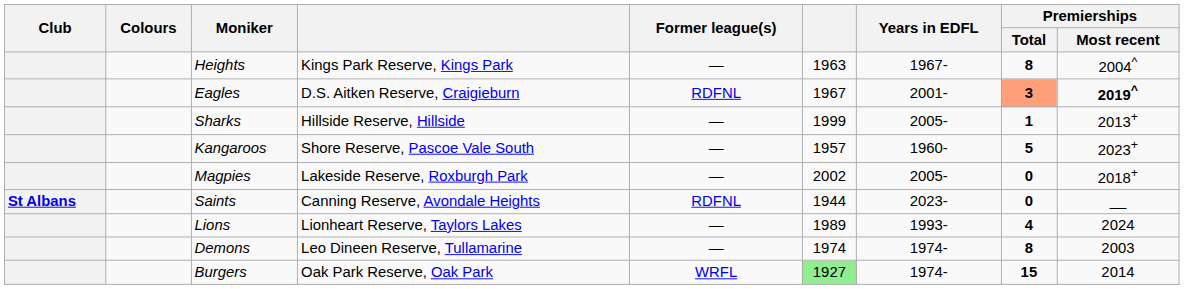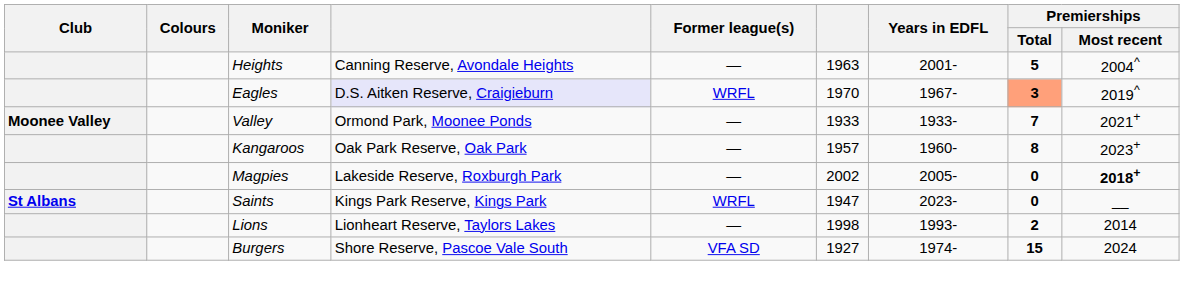(407, 65) Kings Park Reserve, Kings Park -> (454, 65) Canning Reserve, Avondale Heights
(929, 65) 1967- -> (938, 65) 2001-
(1029, 65) 8 -> (1035, 65) 5
(410, 93) no background -> (444, 93) lavender background
(716, 93) RDFNL -> (734, 93) WRFL
(829, 93) 1967 -> (843, 93) 1970
(929, 93) 2001- -> (938, 93) 1967-
(1118, 93) bold -> (1120, 93) normal
- row: (218, 120)
+ row: (252, 120)
(418, 148) Shore Reserve, Pascoe Vale South -> (431, 148) Oak Park Reserve, Oak Park
(1029, 148) 5 -> (1035, 148) 8
(1118, 176) normal -> (1120, 176) bold
(421, 201) Canning Reserve, Avondale Heights -> (441, 201) Kings Park Reserve, Kings Park
(716, 201) RDFNL -> (734, 201) WRFL
(829, 201) 1944 -> (843, 201) 1947
(829, 225) 1989 -> (843, 225) 1998
(1029, 225) 4 -> (1035, 225) 2
(1118, 225) 2024 -> (1120, 225) 2014
- row: (222, 248)
(397, 272) Oak Park Reserve, Oak Park -> (451, 248) Shore Reserve, Pascoe Vale South
(716, 272) WRFL -> (734, 248) VFA SD
(829, 272) lightgreen background -> (843, 248) no background
(1118, 272) 2014 -> (1120, 248) 2024
